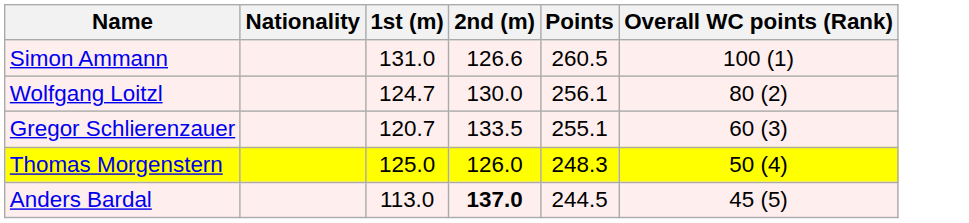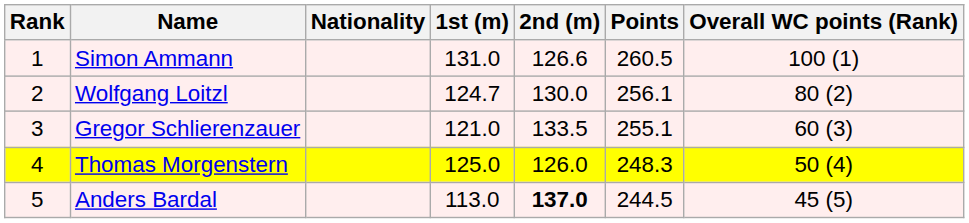+ column: (37, 22)
(407, 128) 120.7 -> (472, 128) 121.0
